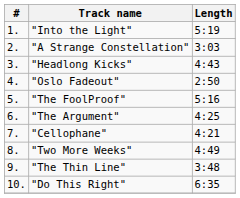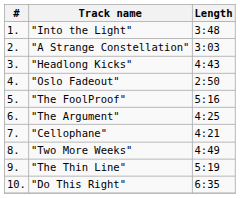(207, 30) 5:19 -> (207, 30) 3:48
(207, 167) 3:48 -> (207, 167) 5:19
